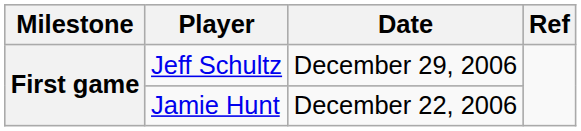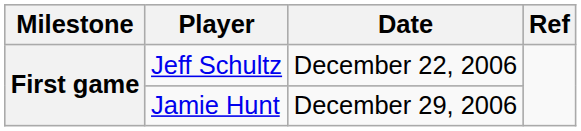(406, 65) December 29, 2006 -> (406, 65) December 22, 2006
(406, 105) December 22, 2006 -> (406, 105) December 29, 2006
